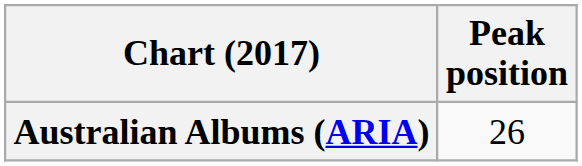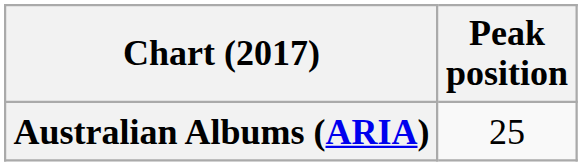(507, 130) 26 -> (507, 130) 25
